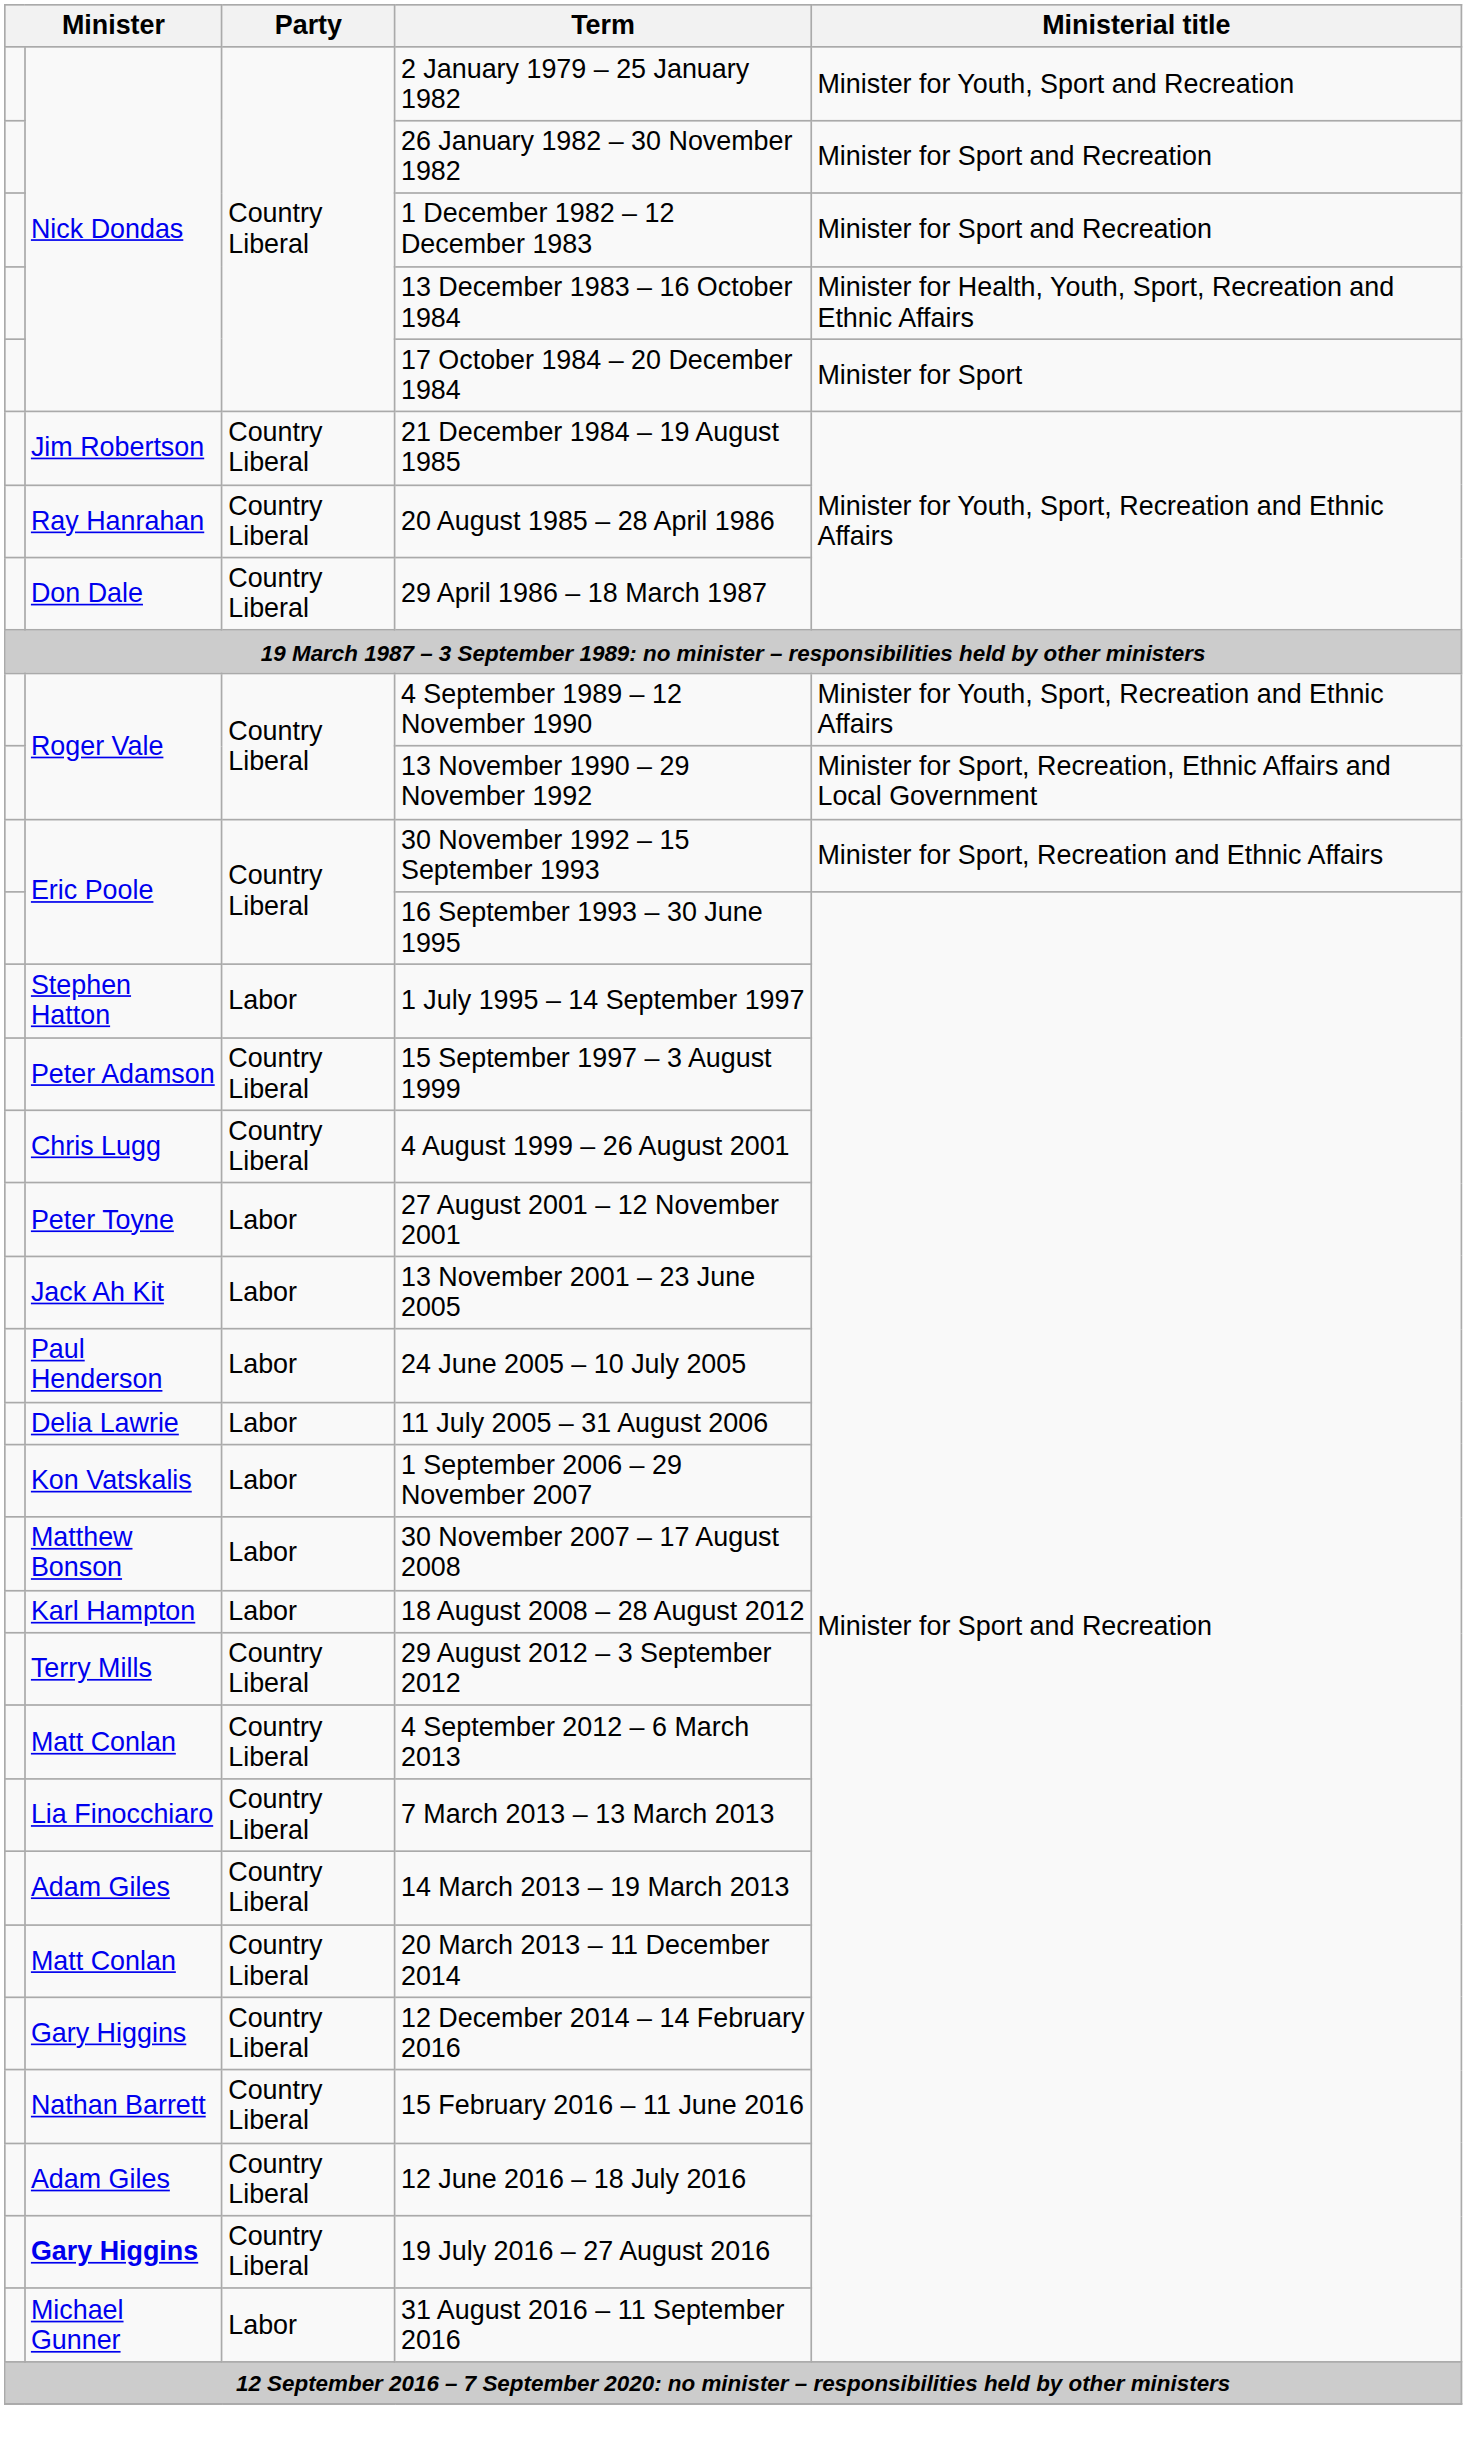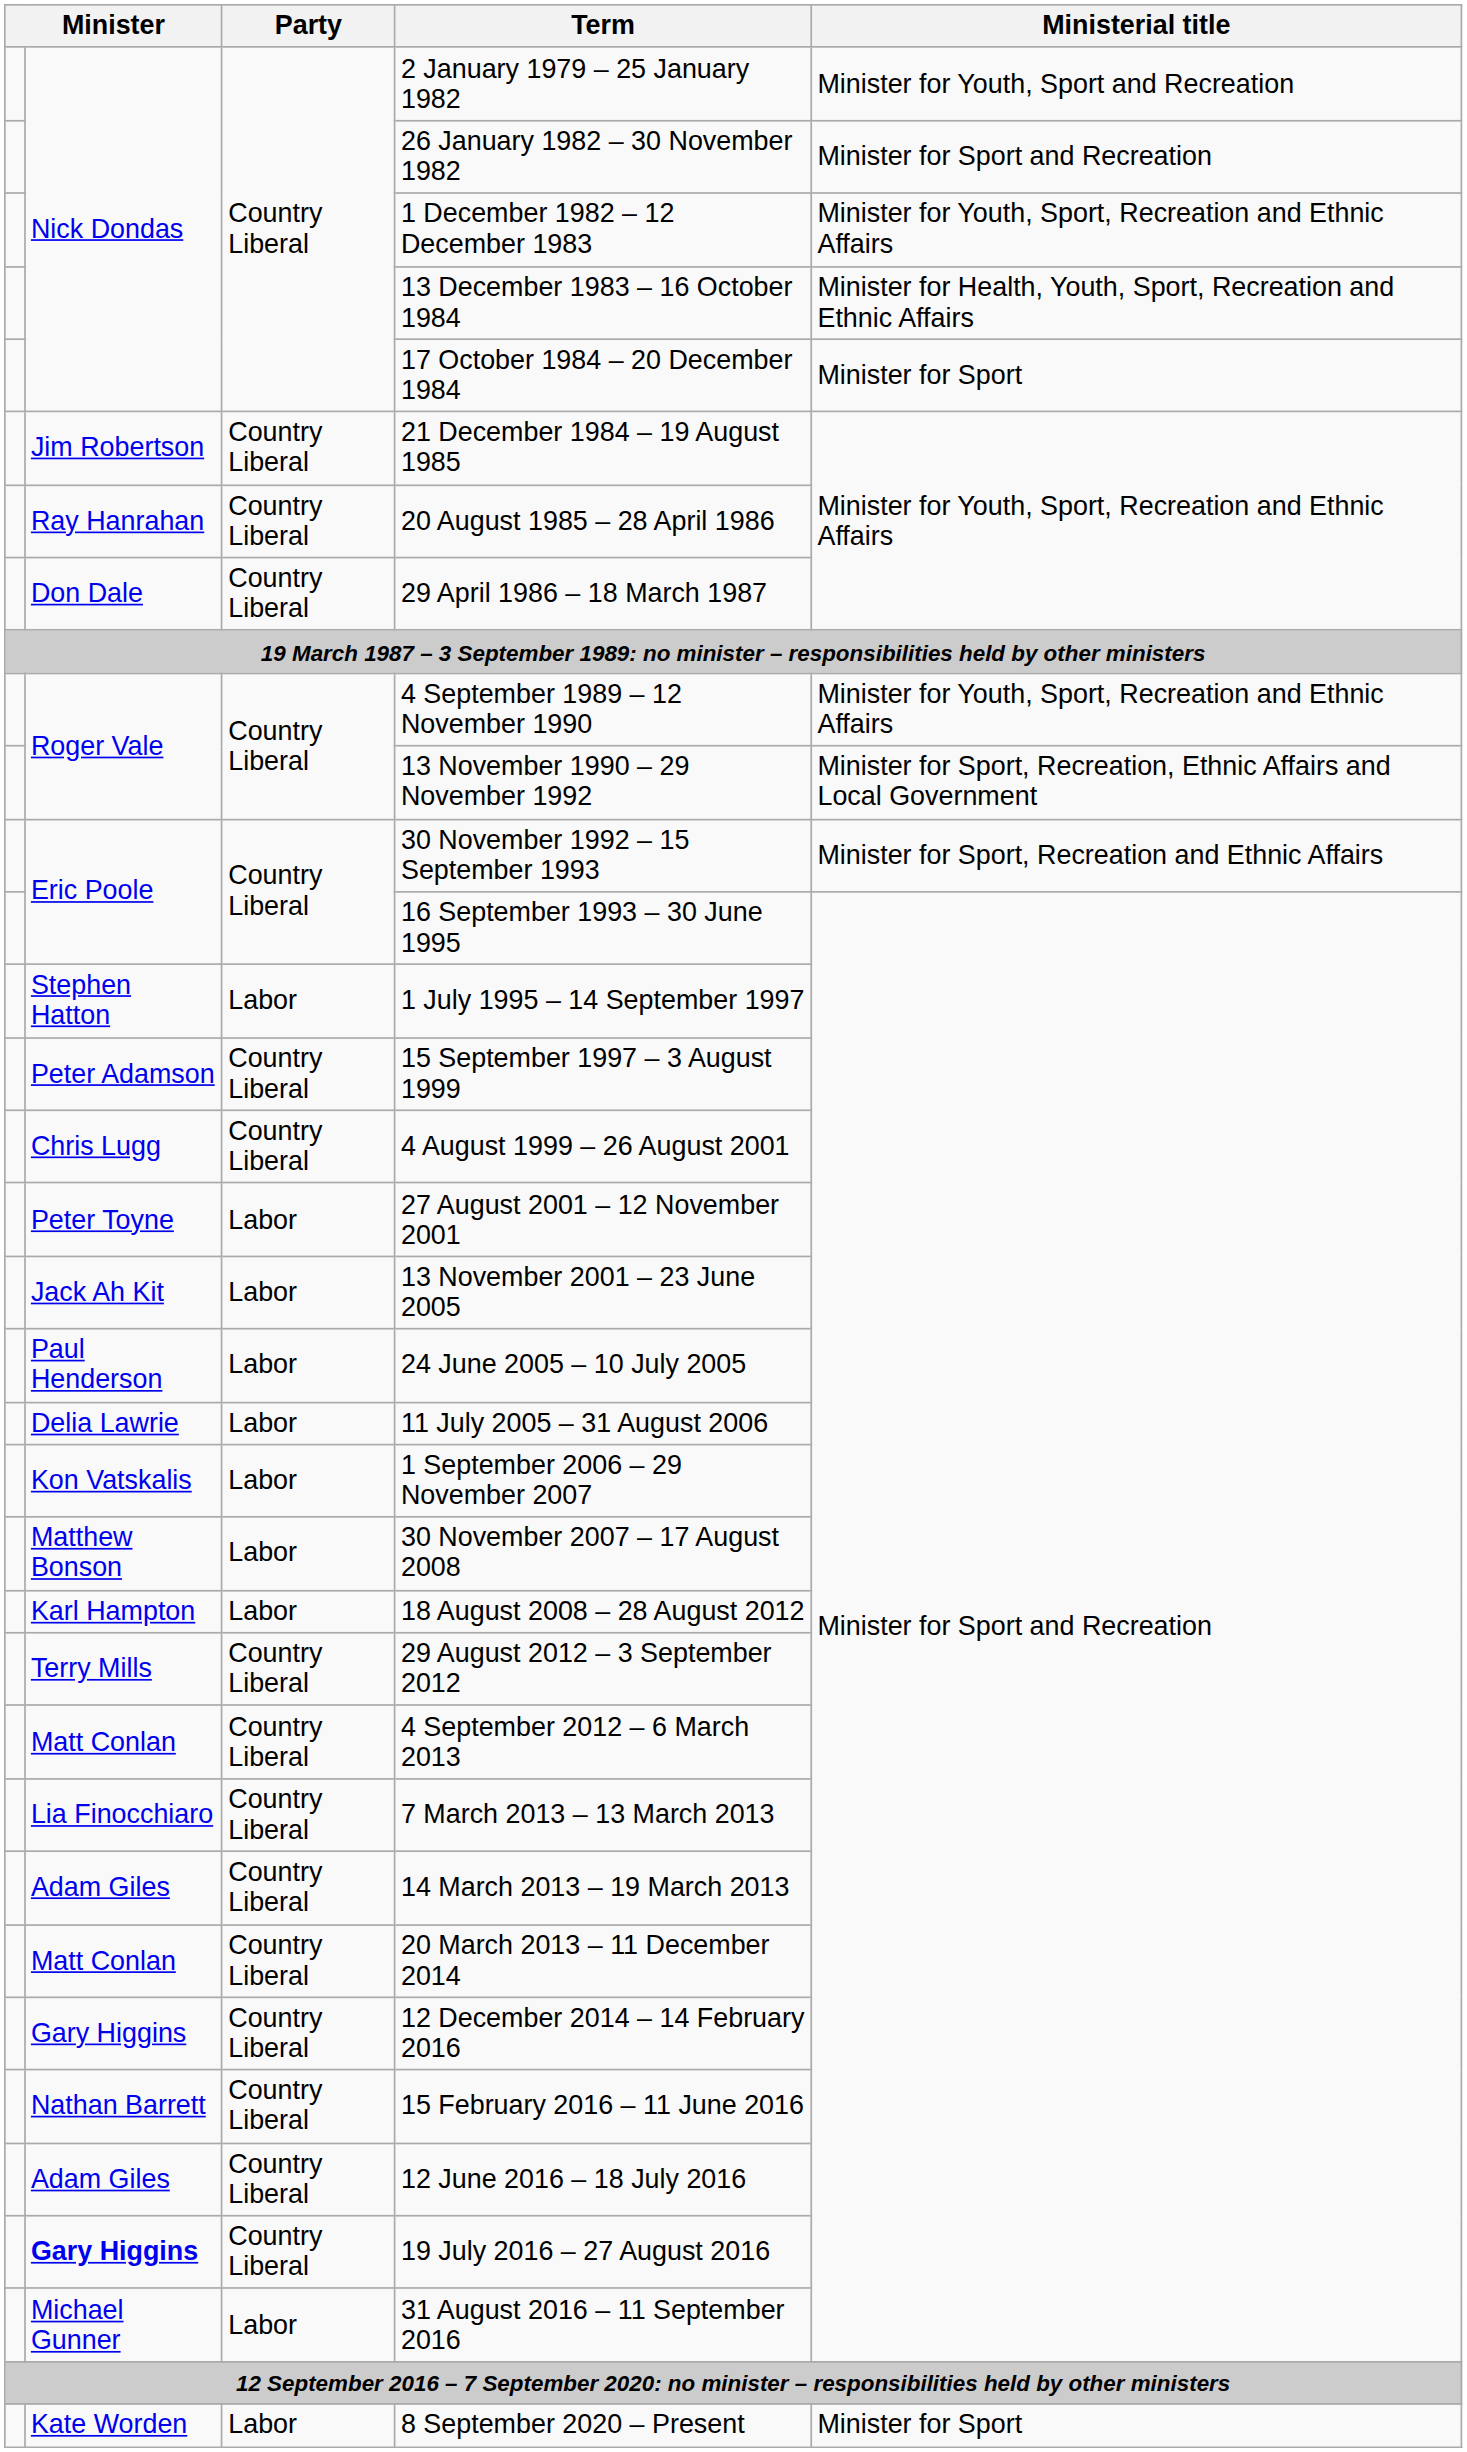(1015, 229) Minister for Sport and Recreation -> (1101, 229) Minister for Youth, Sport, Recreation and Ethnic Affairs
+ row: (573, 2425)
